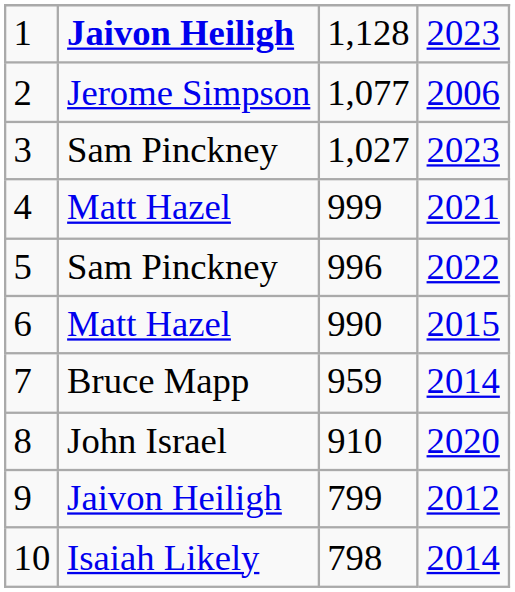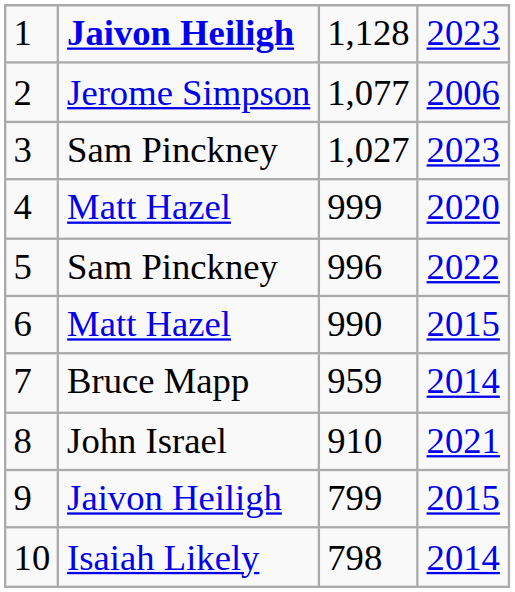(463, 207) 2021 -> (463, 207) 2020
(463, 440) 2020 -> (463, 440) 2021
(463, 498) 2012 -> (463, 498) 2015
